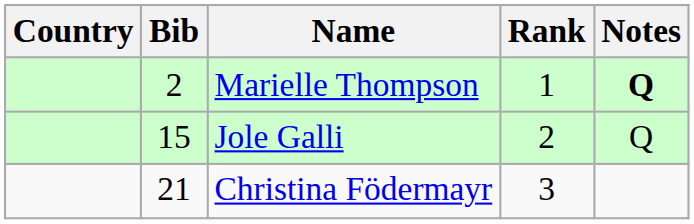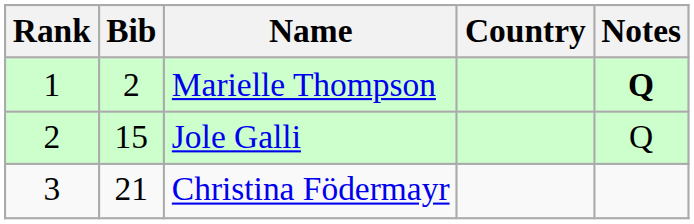columns swapped: (547, 31) <-> (73, 31)
